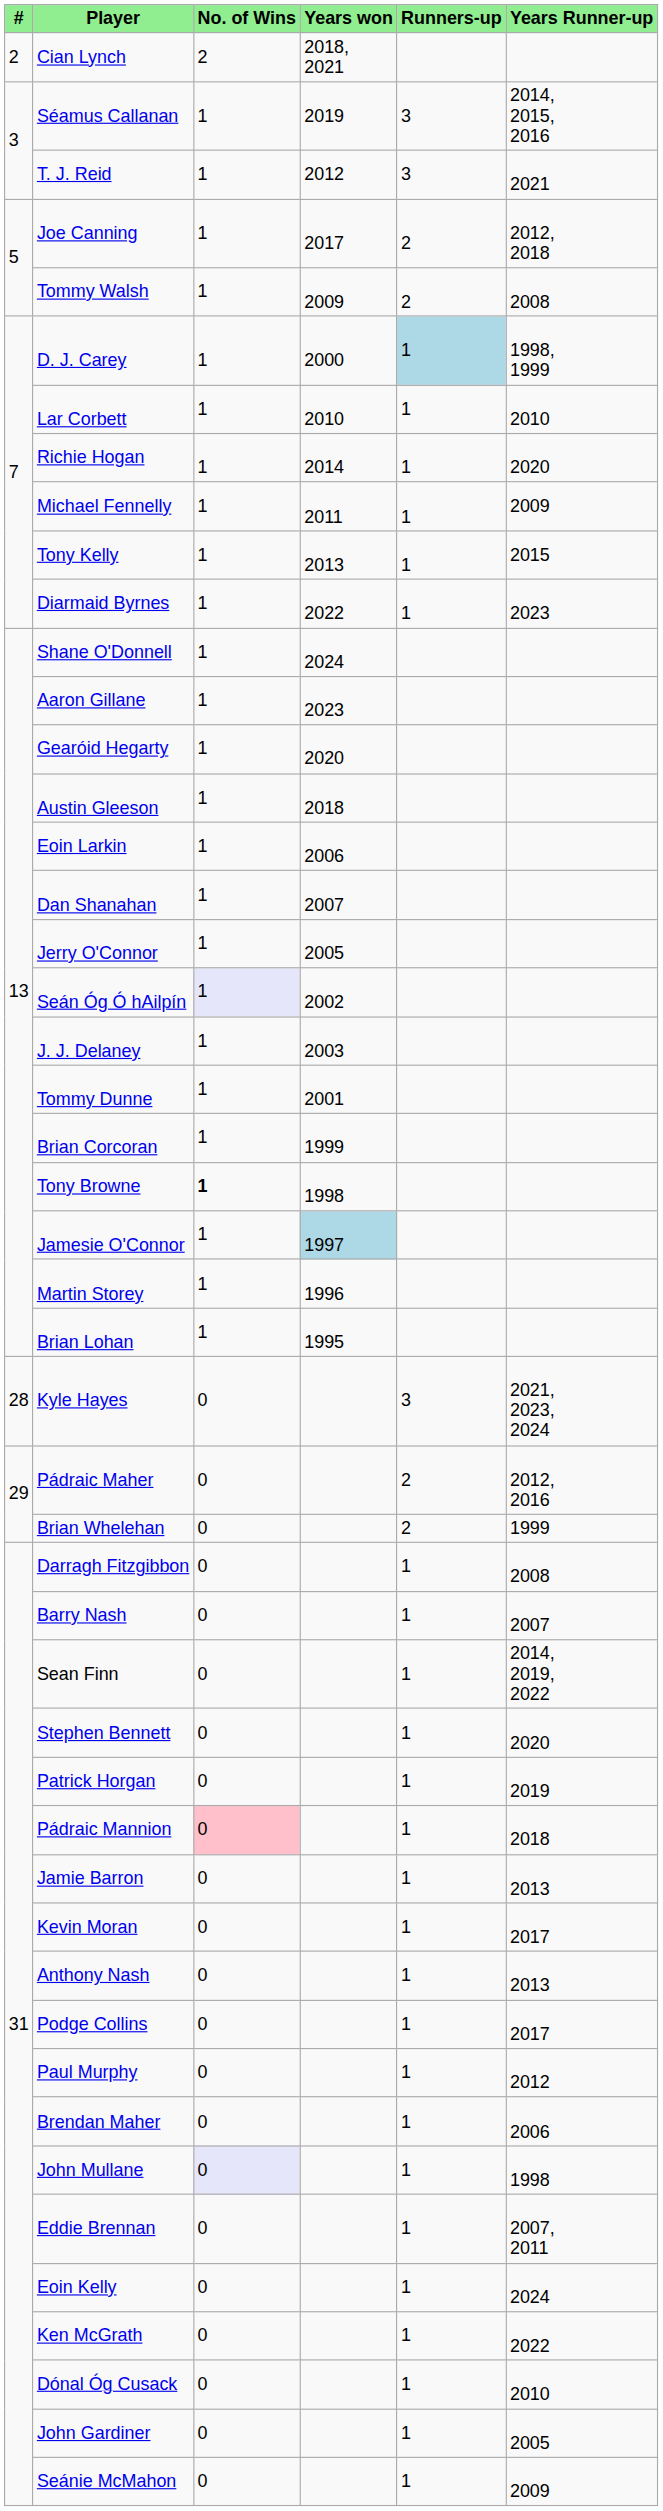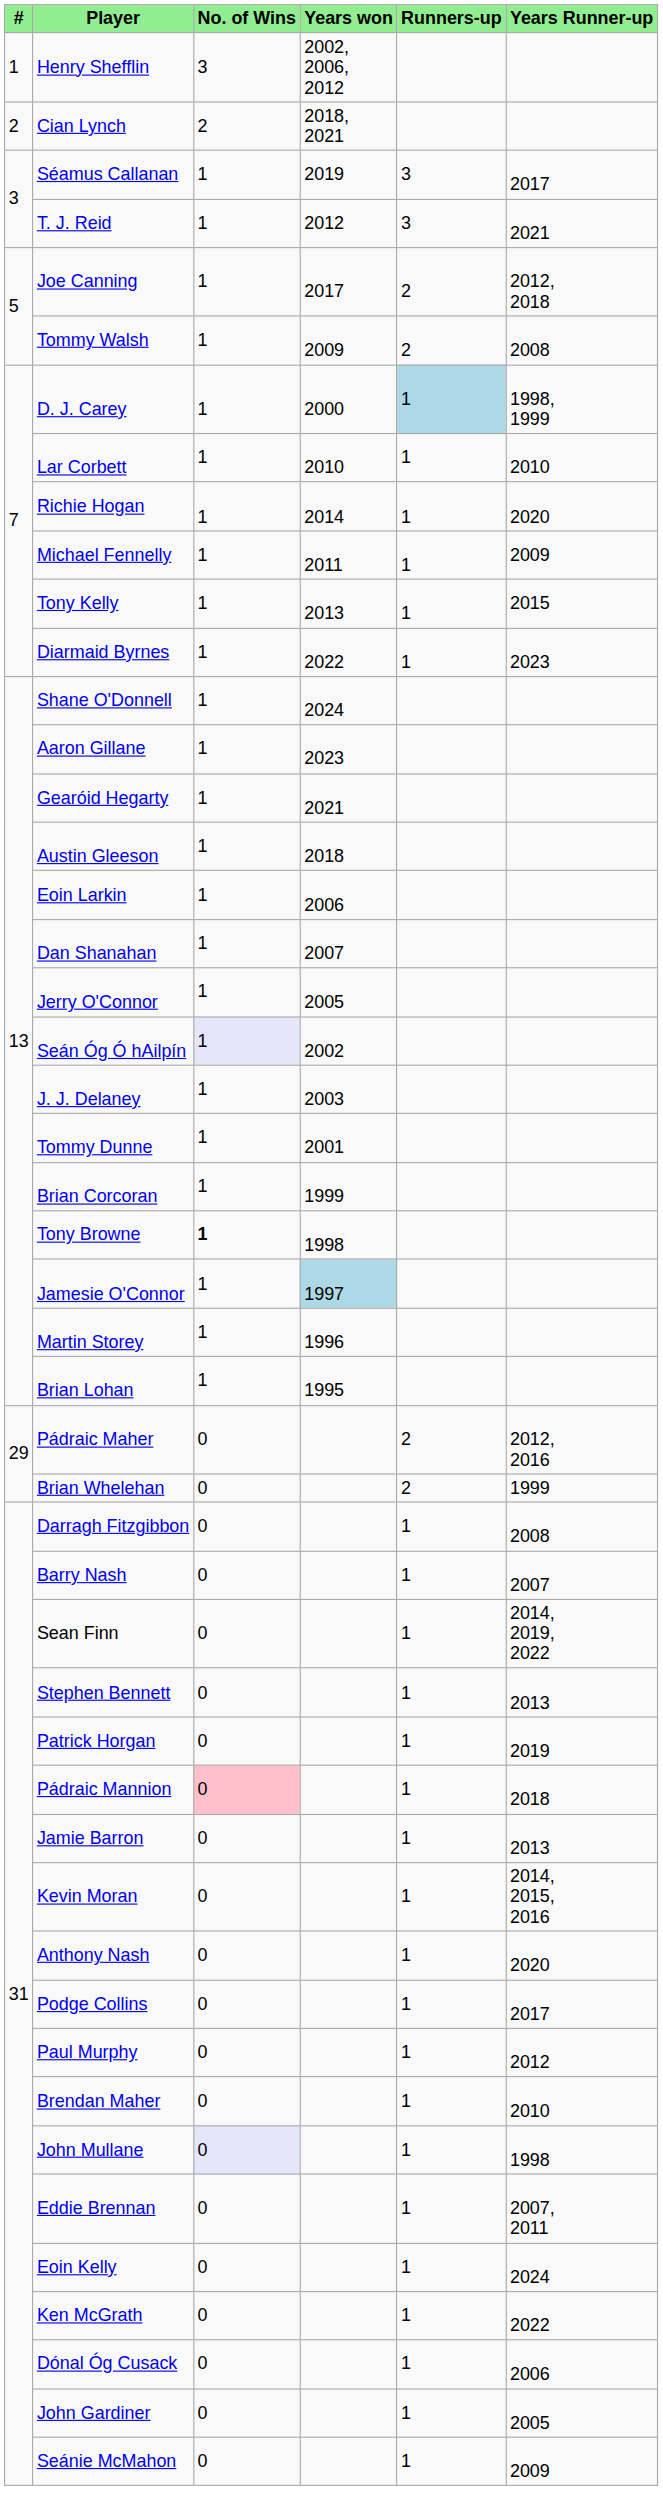+ row: (93, 67)
(532, 115) 2014, 2015, 2016 -> (530, 184) 2017
(324, 759) 2020 -> (324, 807) 2021
- row: (82, 1400)
(530, 1742) 2020 -> (530, 1702) 2013
(530, 1937) 2017 -> (532, 1896) 2014, 2015, 2016
(530, 1985) 2013 -> (530, 1965) 2020
(530, 2131) 2006 -> (530, 2111) 2010
(530, 2394) 2010 -> (530, 2374) 2006
